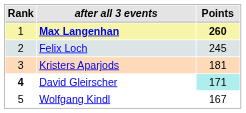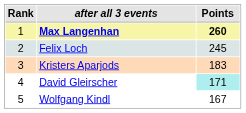(218, 65) 181 -> (218, 65) 183
(21, 82) bold -> (21, 82) normal
